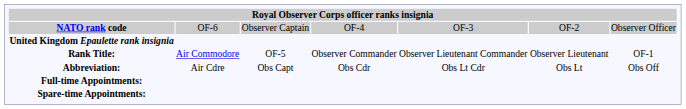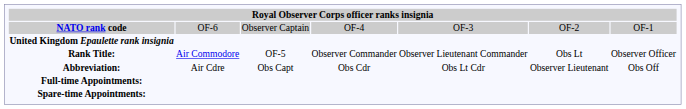(643, 28) Observer Officer -> (643, 28) OF-1
(569, 54) Observer Lieutenant -> (569, 54) Obs Lt
(643, 54) OF-1 -> (643, 54) Observer Officer
(569, 67) Obs Lt -> (569, 67) Observer Lieutenant
